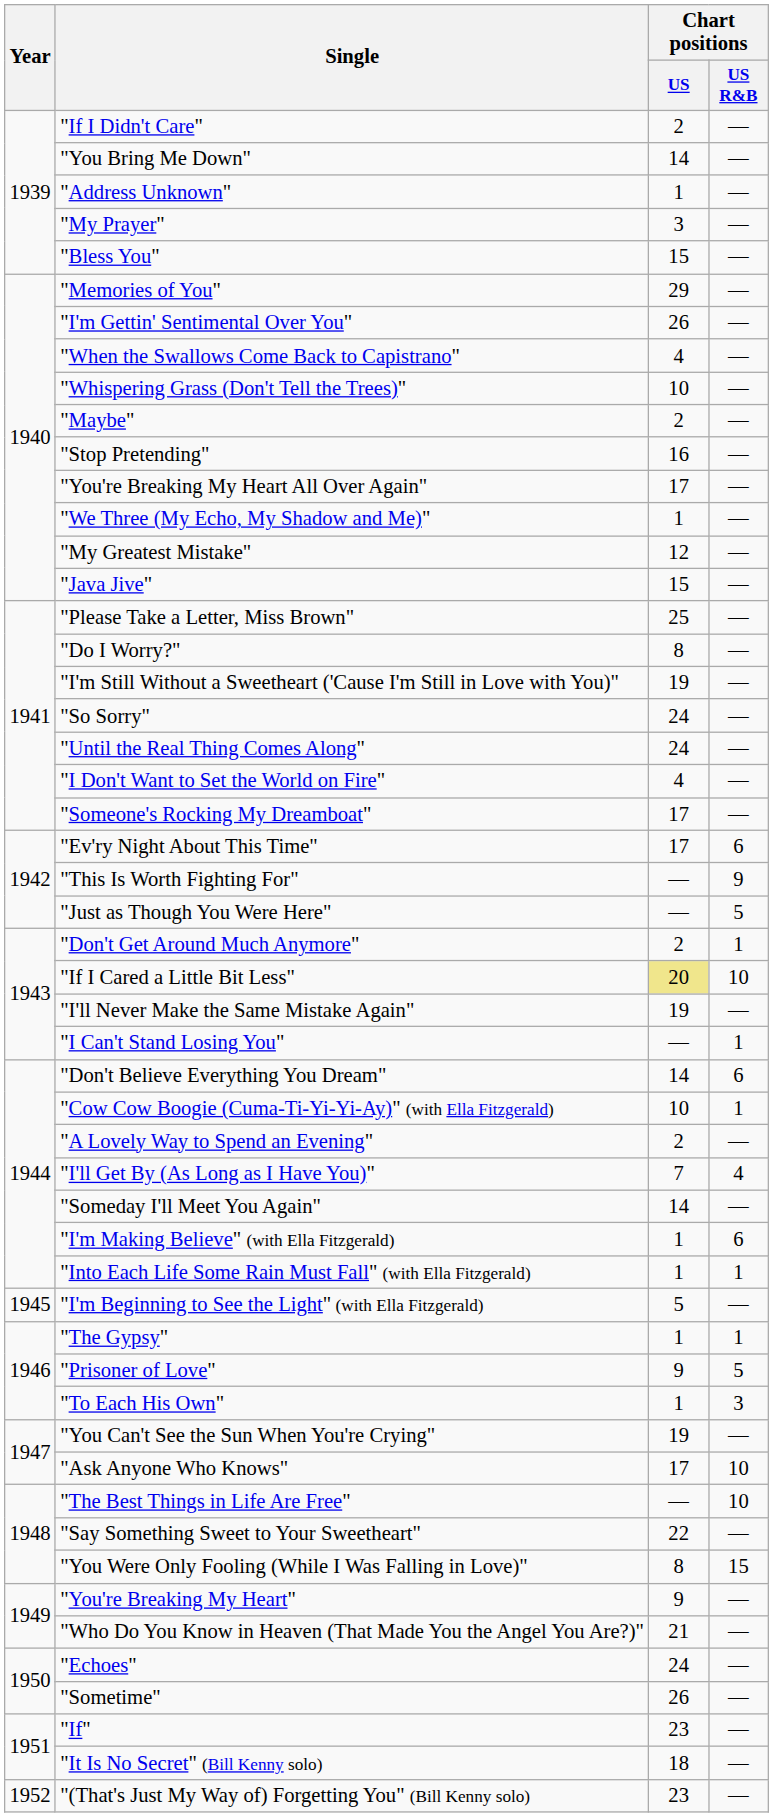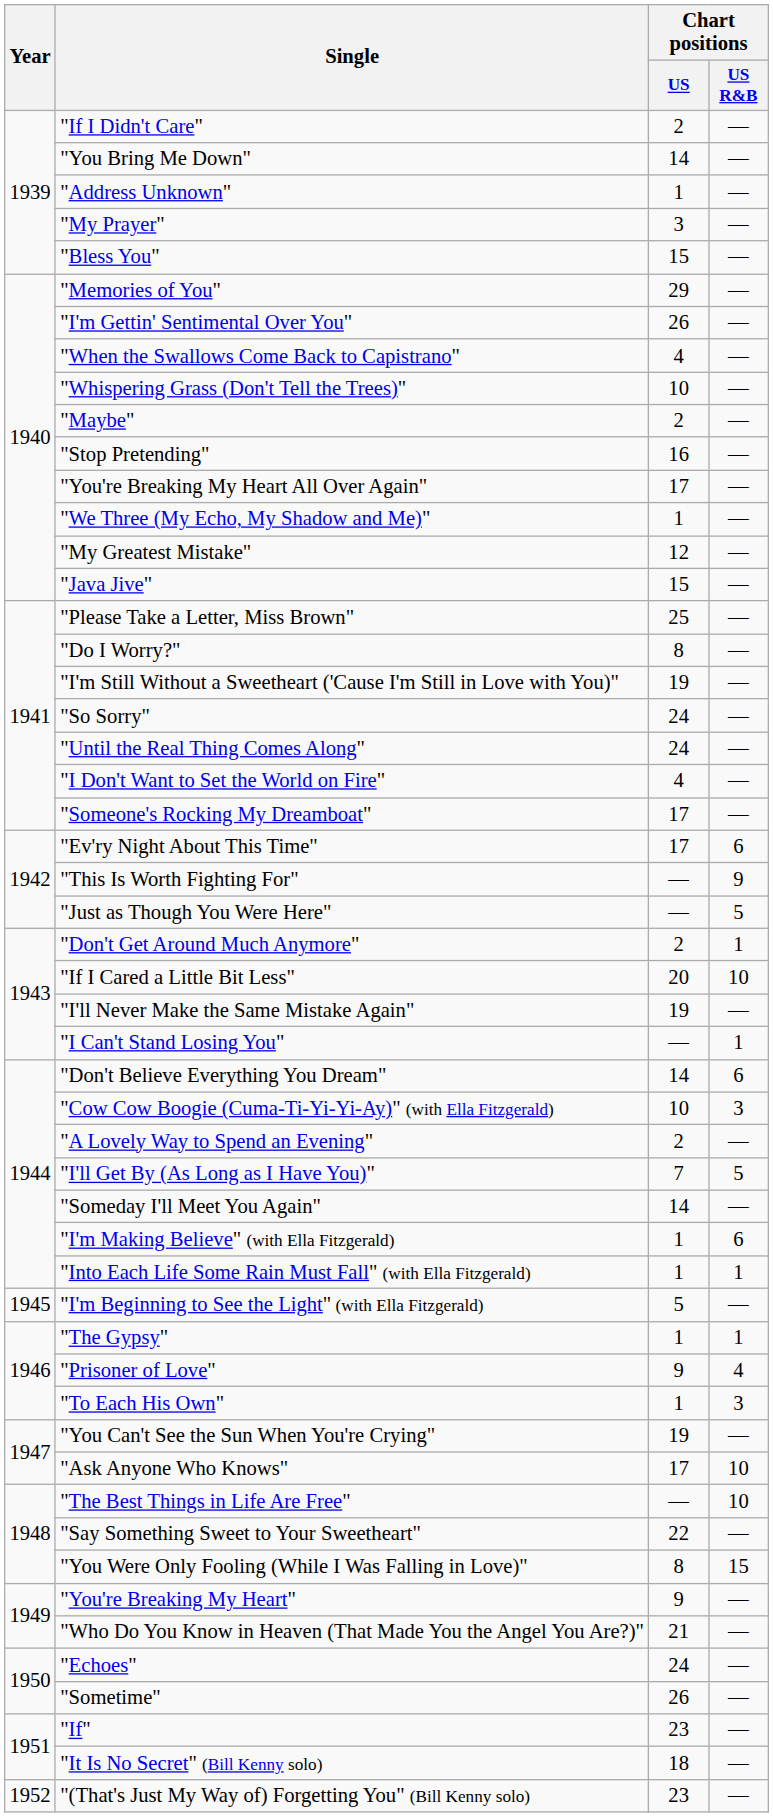(679, 977) khaki background -> (679, 977) no background
(738, 1108) 1 -> (738, 1108) 3
(738, 1173) 4 -> (738, 1173) 5
(738, 1370) 5 -> (738, 1370) 4
